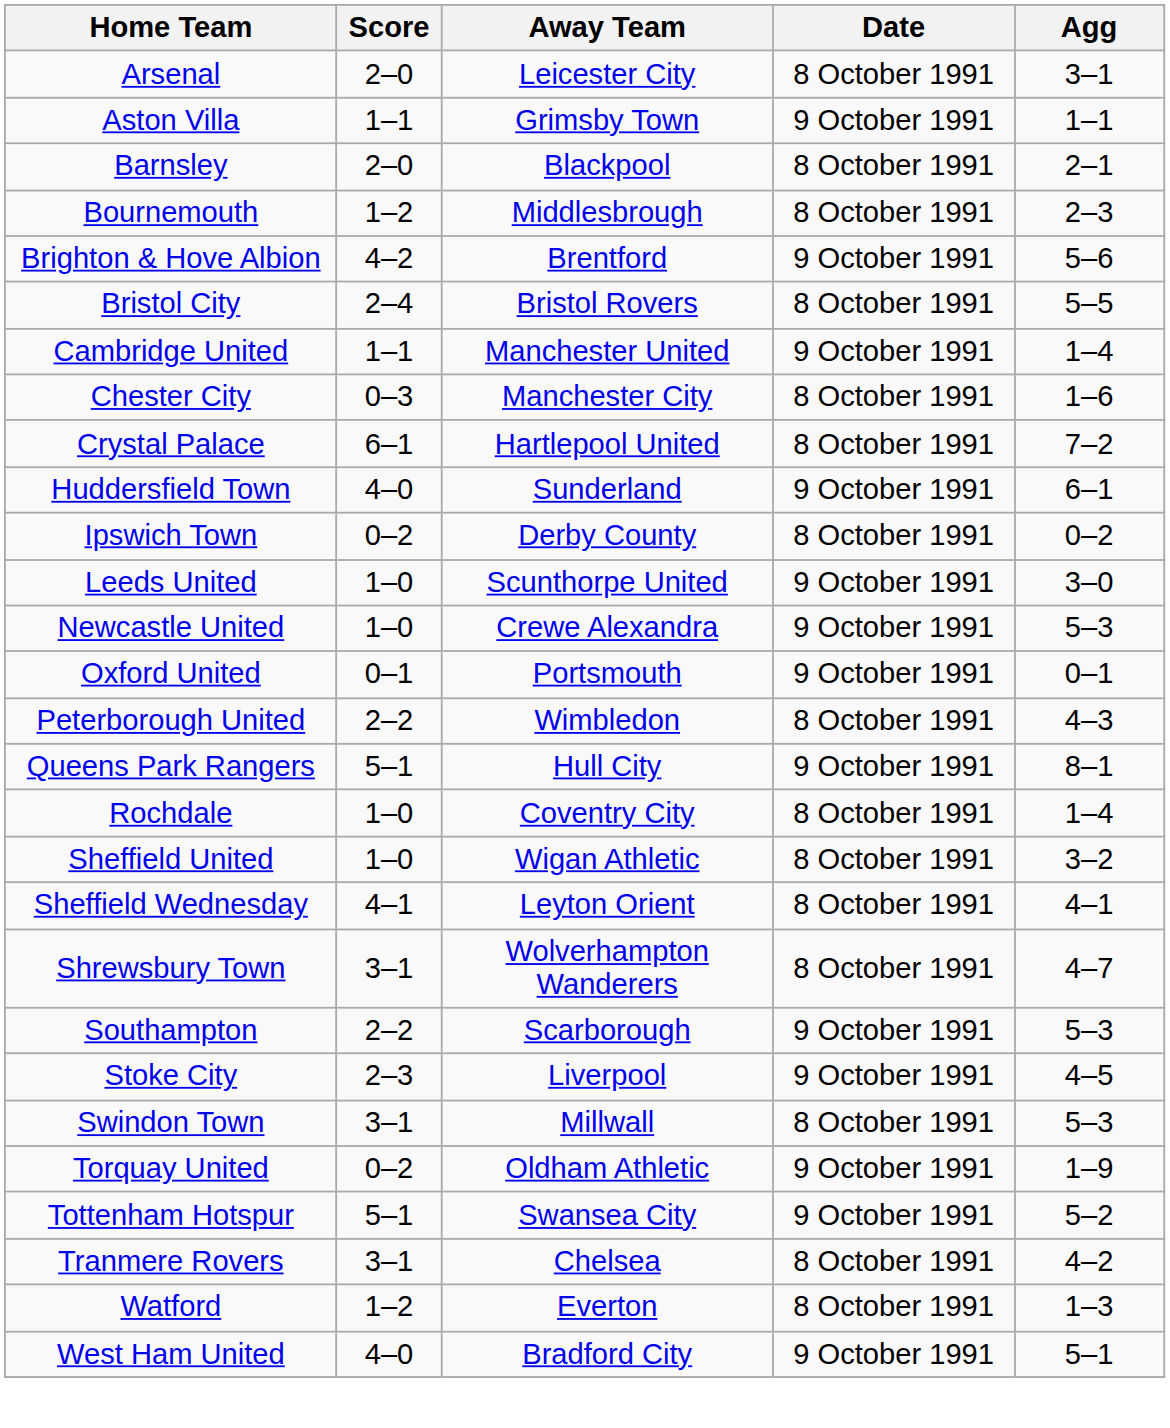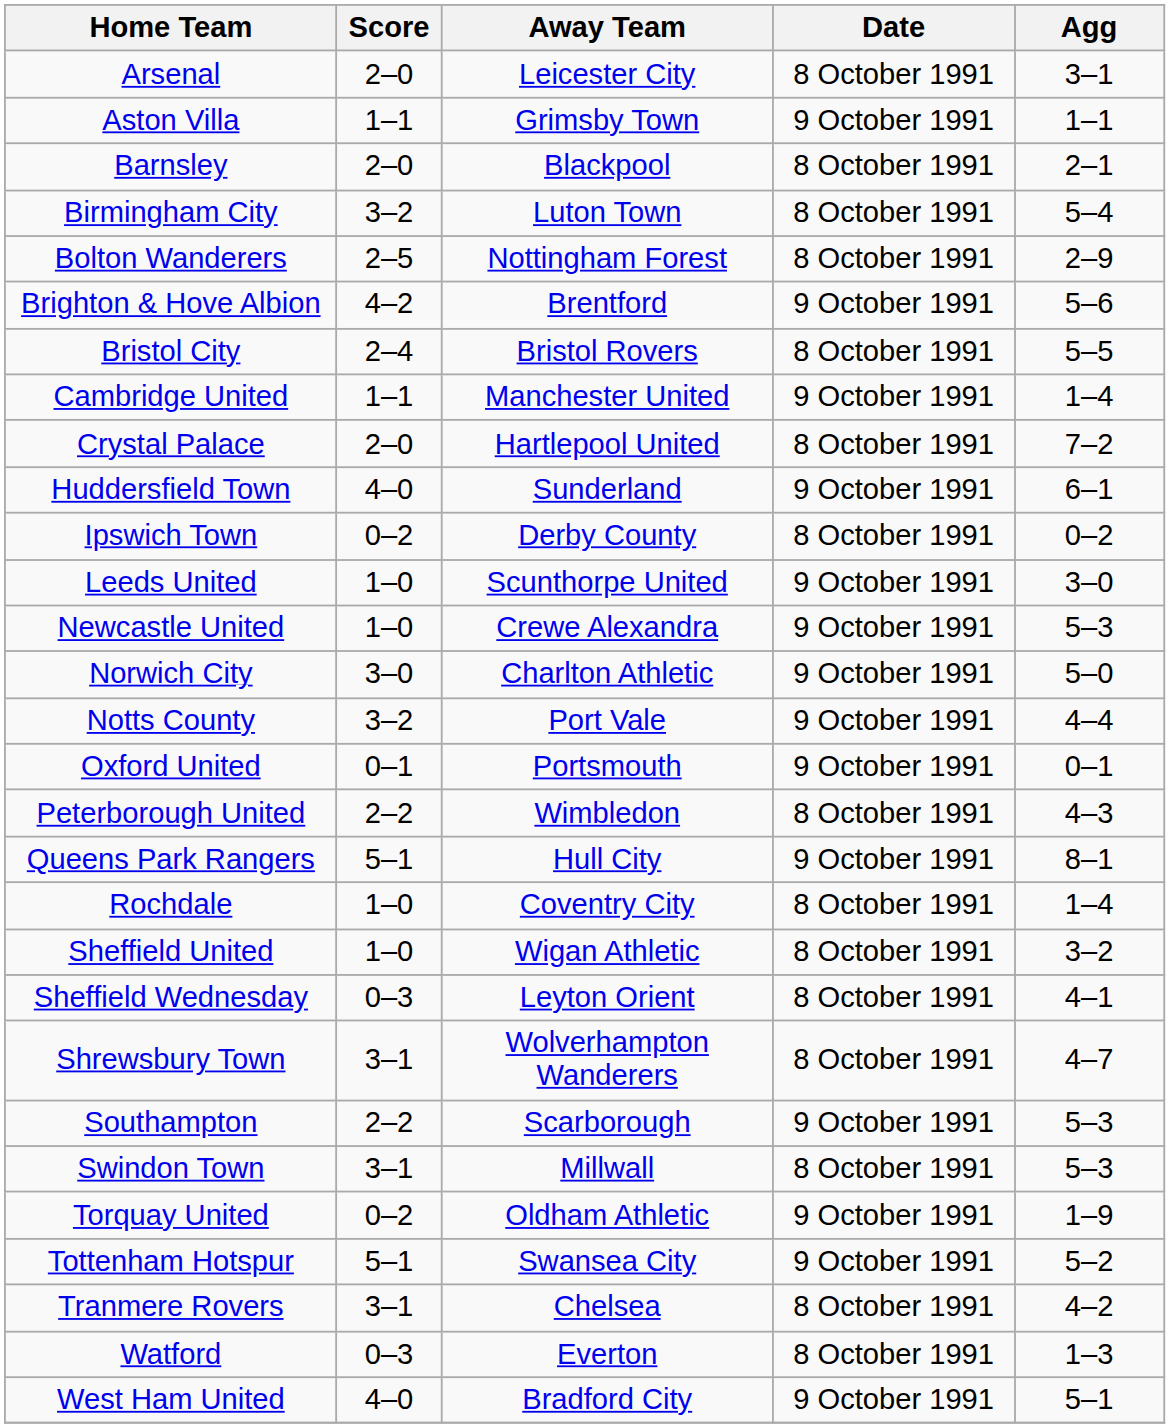+ row: (171, 212)
+ row: (171, 258)
- row: (171, 212)
- row: (171, 397)
(389, 443) 6–1 -> (389, 443) 2–0
+ row: (171, 674)
+ row: (171, 720)
(389, 905) 4–1 -> (389, 997) 0–3
- row: (171, 1076)
(389, 1307) 1–2 -> (389, 1353) 0–3
